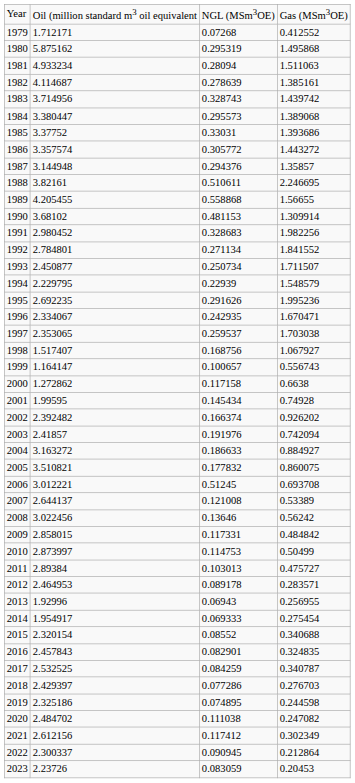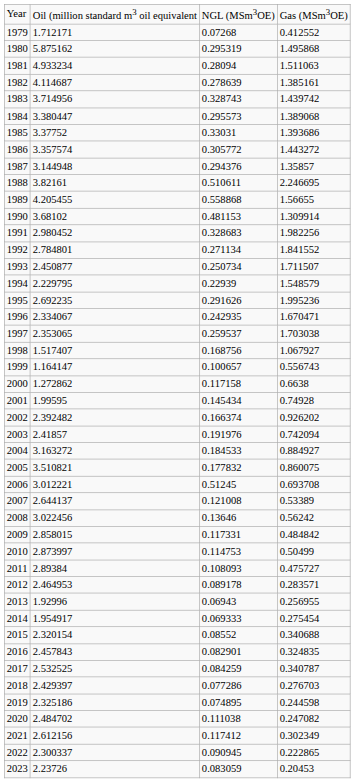(222, 451) 0.186633 -> (222, 451) 0.184533
(222, 568) 0.103013 -> (222, 568) 0.108093
(299, 752) 0.212864 -> (299, 752) 0.222865
